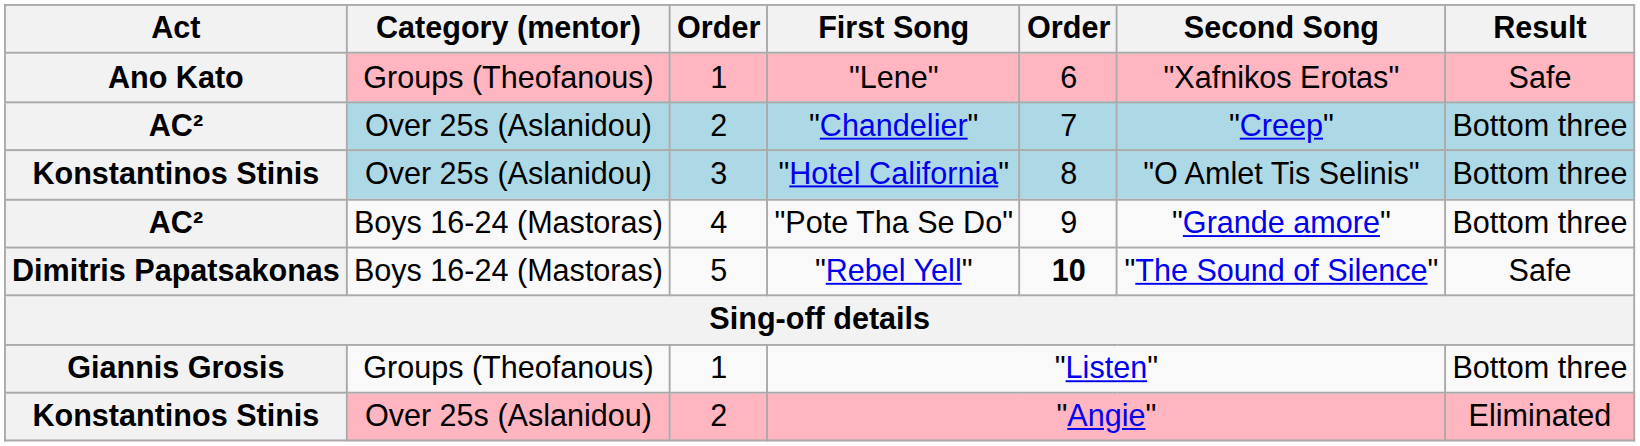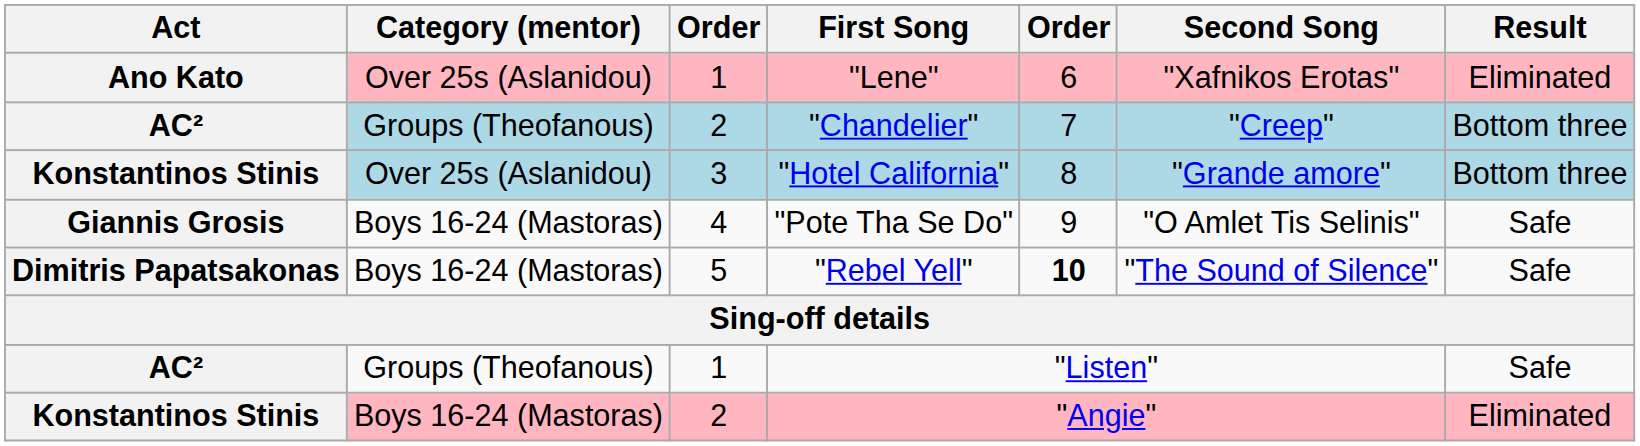(508, 77) Groups (Theofanous) -> (508, 77) Over 25s (Aslanidou)
(1540, 77) Safe -> (1540, 77) Eliminated
(508, 125) Over 25s (Aslanidou) -> (508, 125) Groups (Theofanous)
(1281, 174) "O Amlet Tis Selinis" -> (1281, 174) "Grande amore"
(176, 222) AC² -> (176, 222) Giannis Grosis
(1281, 222) "Grande amore" -> (1281, 222) "O Amlet Tis Selinis"
(1540, 222) Bottom three -> (1540, 222) Safe
(176, 367) Giannis Grosis -> (176, 367) AC²
(1540, 367) Bottom three -> (1540, 367) Safe
(508, 416) Over 25s (Aslanidou) -> (508, 416) Boys 16-24 (Mastoras)
